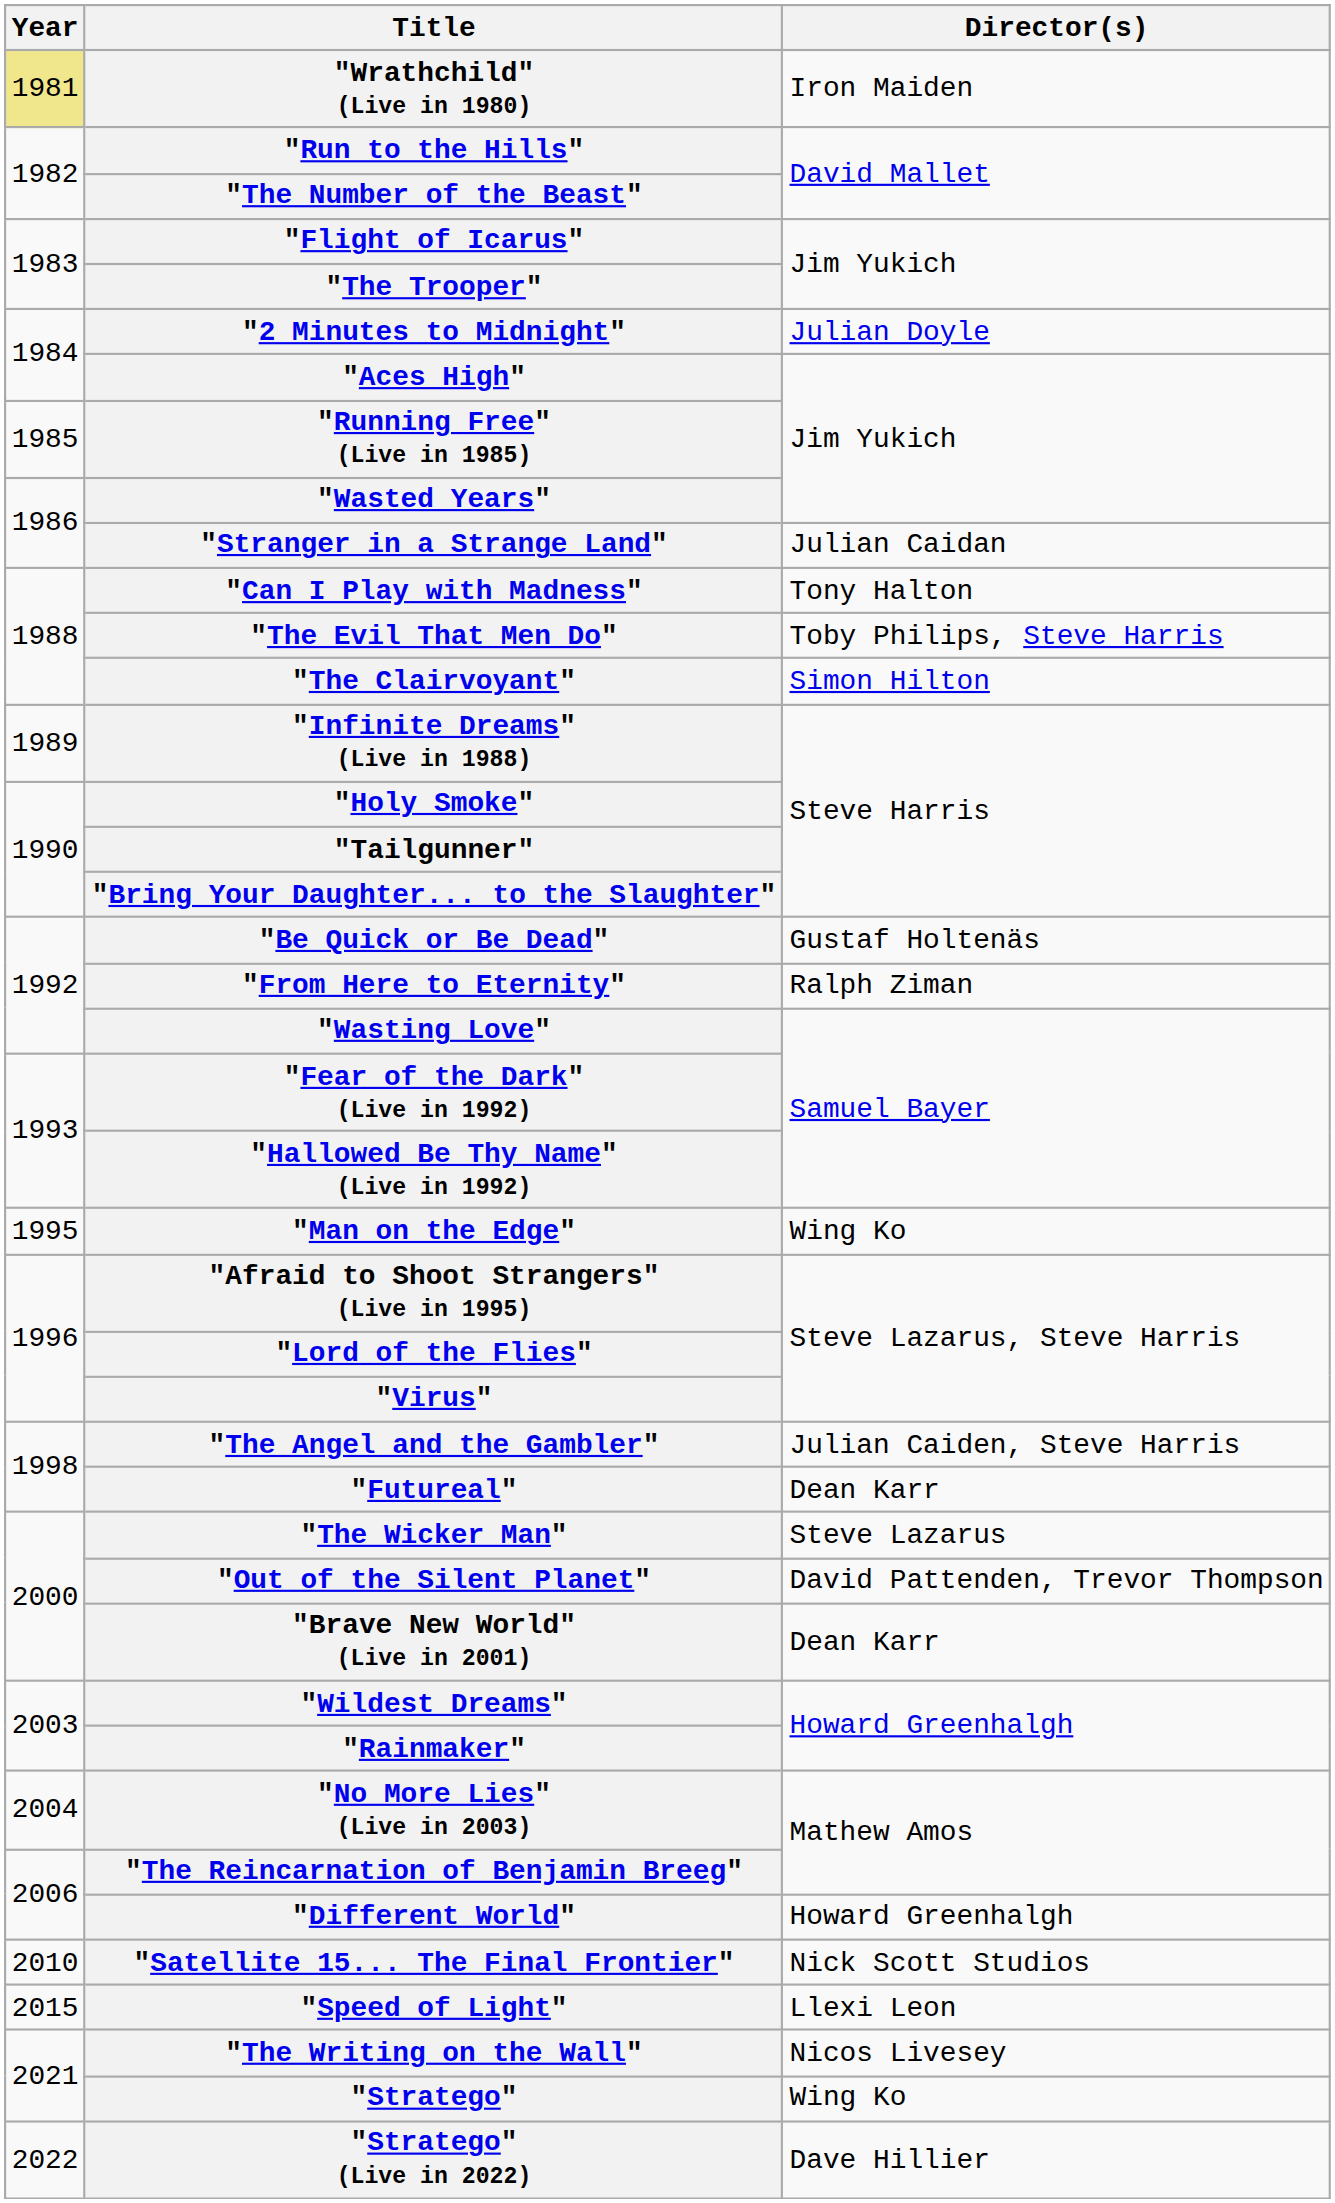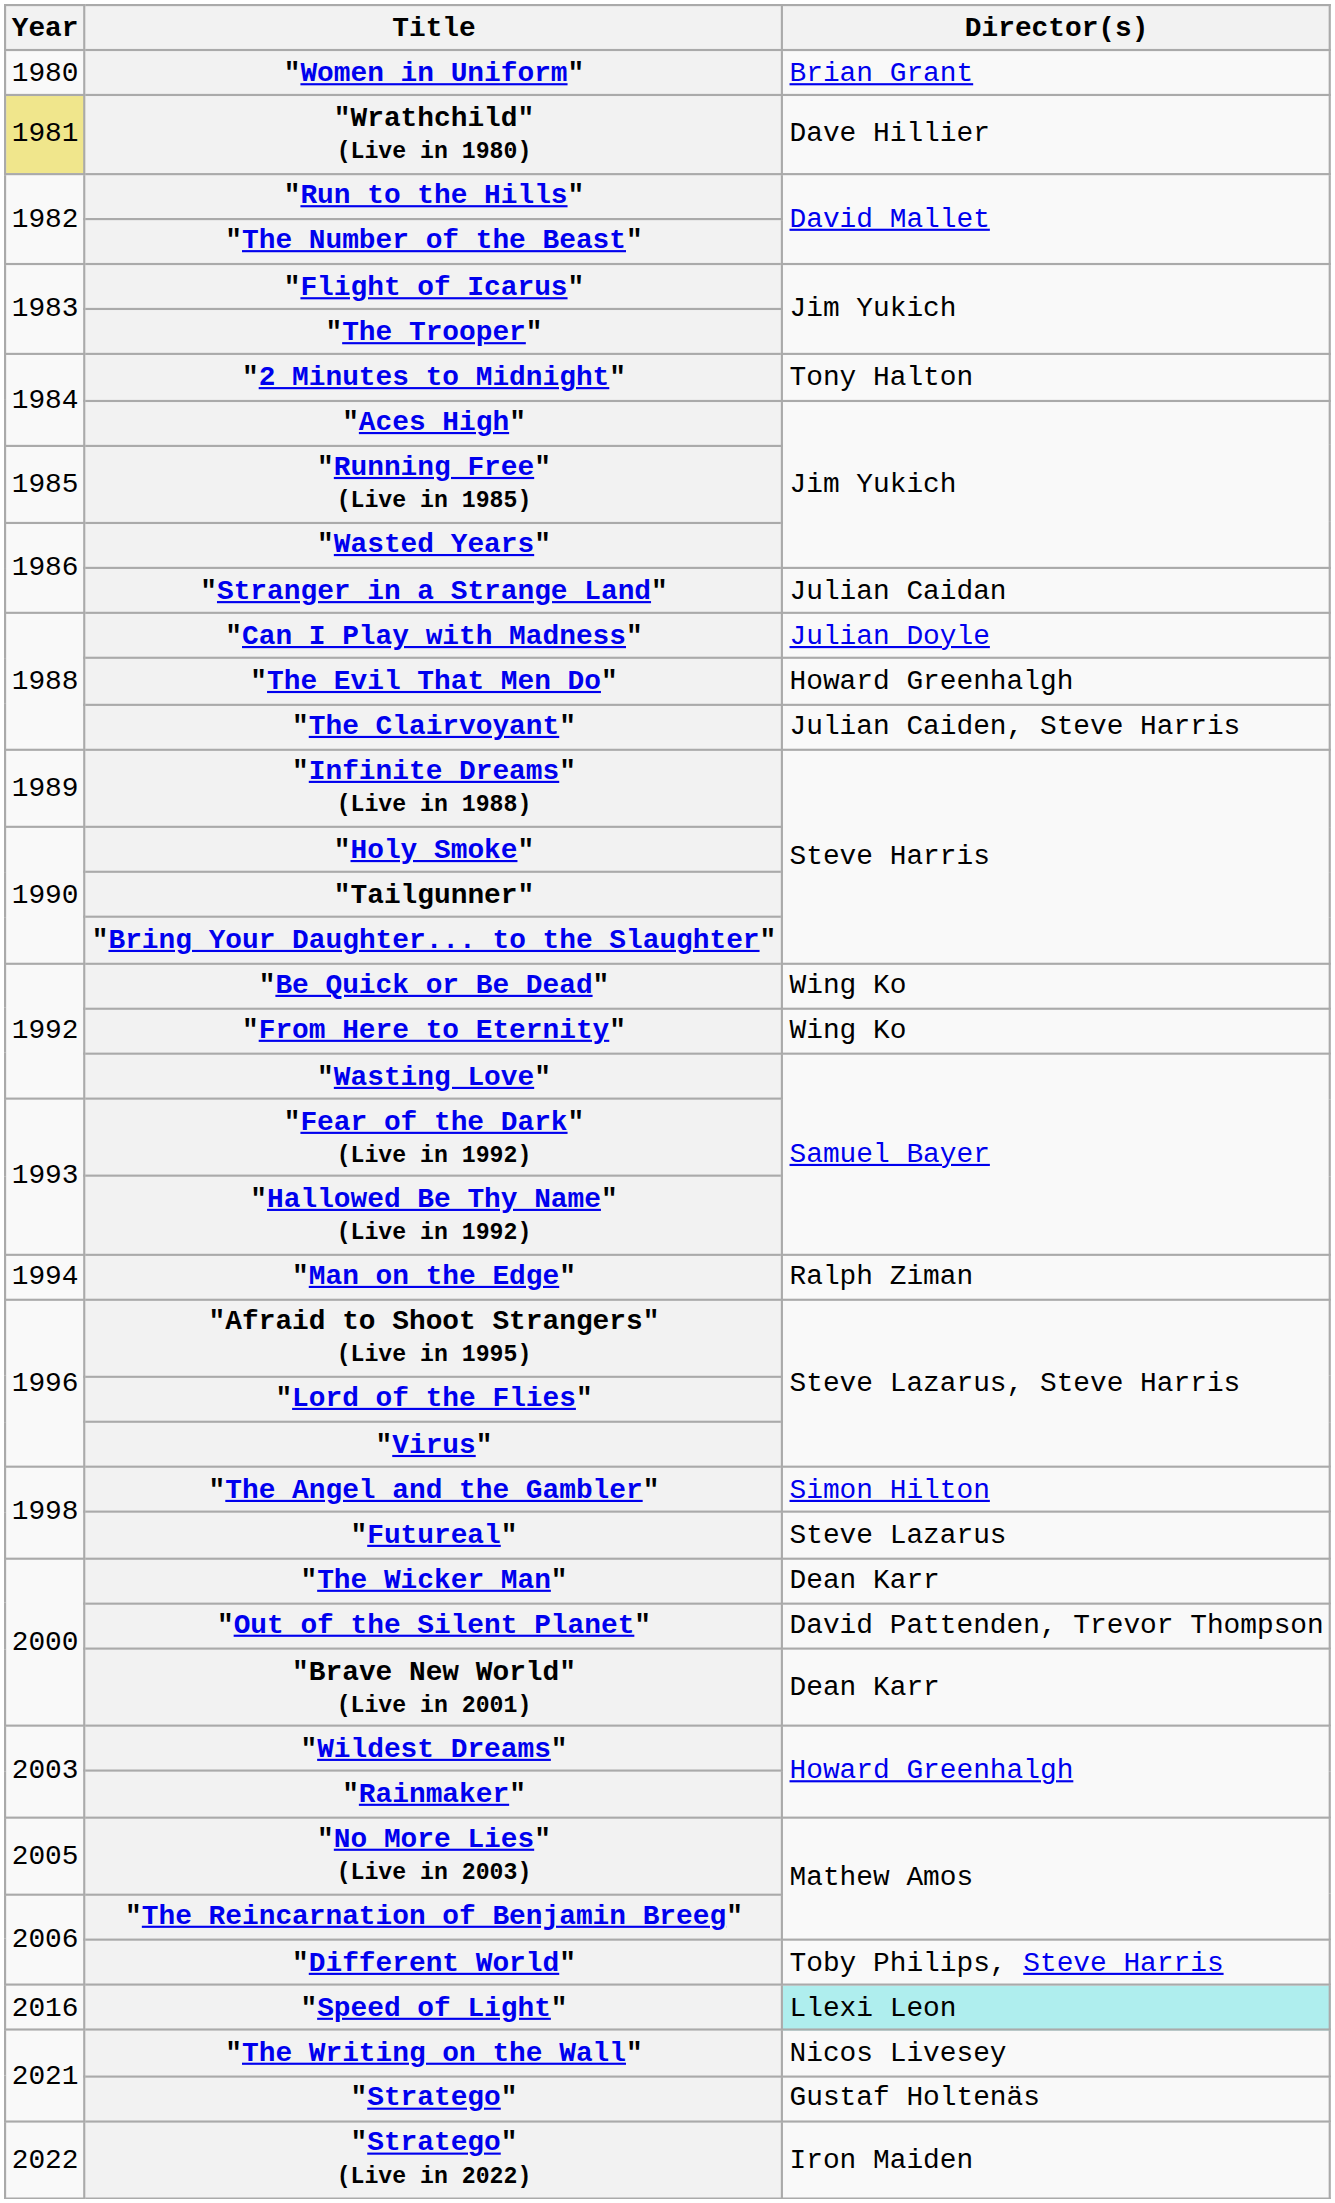+ row: (434, 73)
(881, 89) Iron Maiden -> (890, 134) Dave Hillier
(890, 332) Julian Doyle -> (881, 377) Tony Halton
(881, 591) Tony Halton -> (890, 636) Julian Doyle
(1007, 636) Toby Philips, Steve Harris -> (931, 681) Howard Greenhalgh
(890, 681) Simon Hilton -> (1015, 727) Julian Caiden, Steve Harris
(915, 940) Gustaf Holtenäs -> (848, 986) Wing Ko
(881, 986) Ralph Ziman -> (848, 1031) Wing Ko
(45, 1231) 1995 -> (45, 1276) 1994
(848, 1231) Wing Ko -> (881, 1276) Ralph Ziman
(1015, 1445) Julian Caiden, Steve Harris -> (890, 1490) Simon Hilton
(865, 1490) Dean Karr -> (898, 1535) Steve Lazarus
(898, 1535) Steve Lazarus -> (865, 1581) Dean Karr
(45, 1810) 2004 -> (45, 1855) 2005
(931, 1917) Howard Greenhalgh -> (1007, 1962) Toby Philips, Steve Harris
- row: (434, 1962)
(45, 2008) 2015 -> (45, 2008) 2016
(873, 2008) no background -> (873, 2008) paleturquoise background
(848, 2098) Wing Ko -> (915, 2098) Gustaf Holtenäs
(890, 2160) Dave Hillier -> (881, 2160) Iron Maiden
